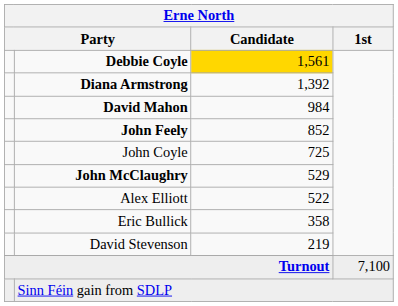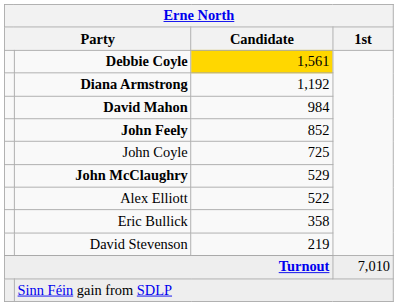(313, 84) 1,392 -> (313, 84) 1,192
(374, 267) 7,100 -> (374, 267) 7,010
